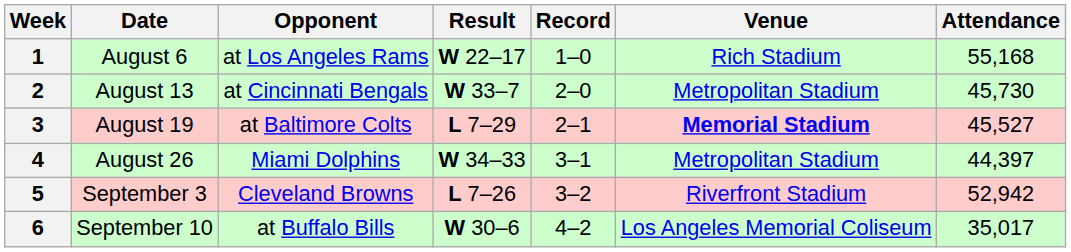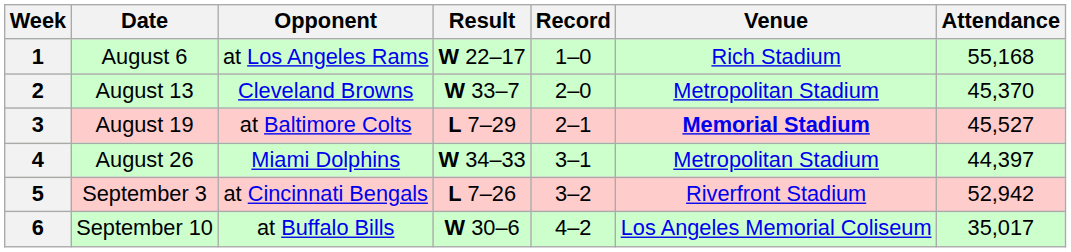(326, 90) at Cincinnati Bengals -> (326, 90) Cleveland Browns
(1001, 90) 45,730 -> (1001, 90) 45,370
(326, 194) Cleveland Browns -> (326, 194) at Cincinnati Bengals
